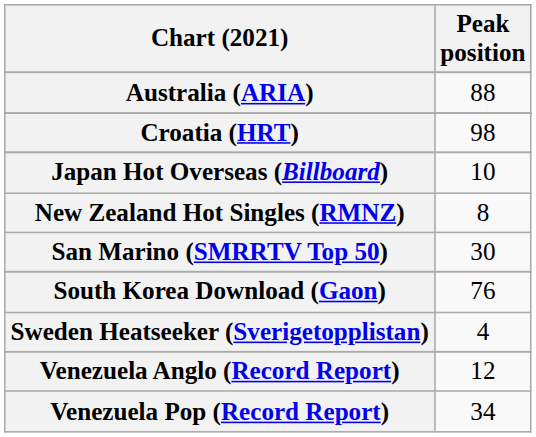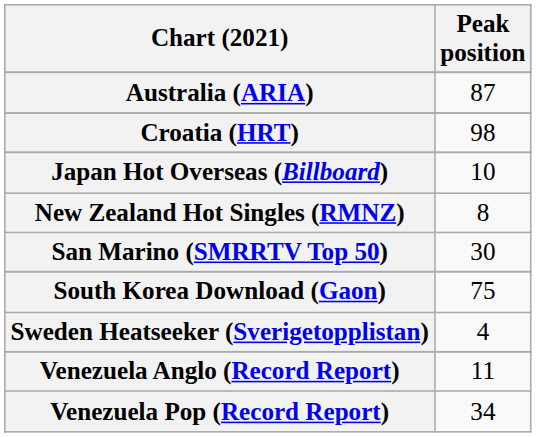(483, 92) 88 -> (483, 92) 87
(483, 291) 76 -> (483, 291) 75
(483, 371) 12 -> (483, 371) 11
